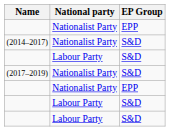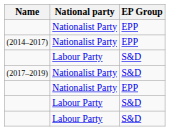(131, 42) S&D -> (130, 42) EPP
